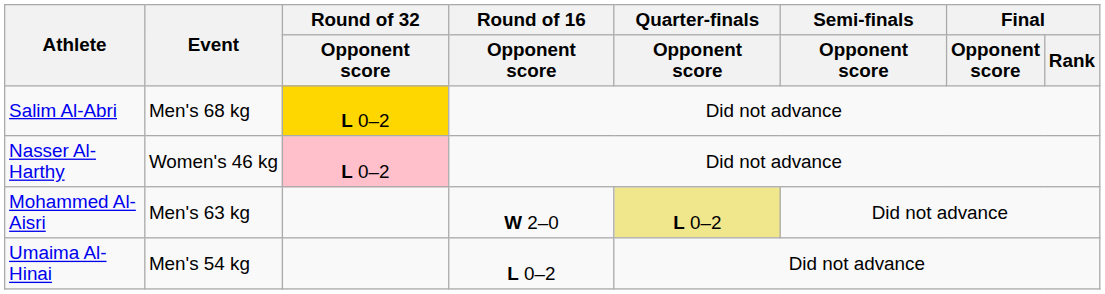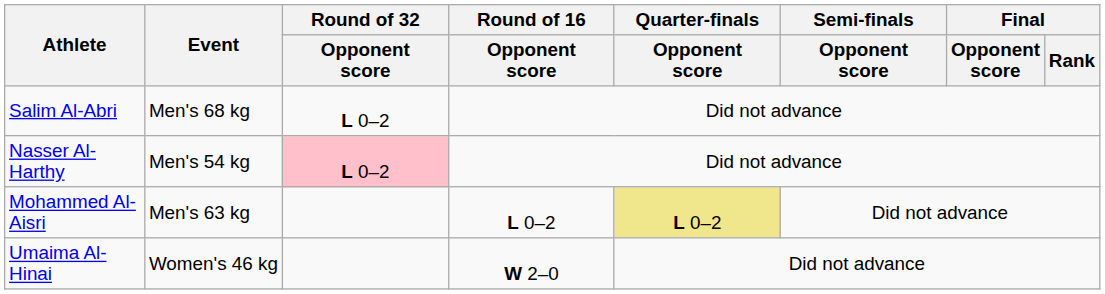(365, 121) gold background -> (365, 121) no background
(213, 162) Women's 46 kg -> (199, 162) Men's 54 kg
(531, 223) W 2–0 -> (531, 223) L 0–2
(199, 263) Men's 54 kg -> (213, 263) Women's 46 kg
(531, 274) L 0–2 -> (531, 274) W 2–0
